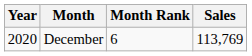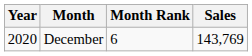(220, 39) 113,769 -> (220, 39) 143,769
